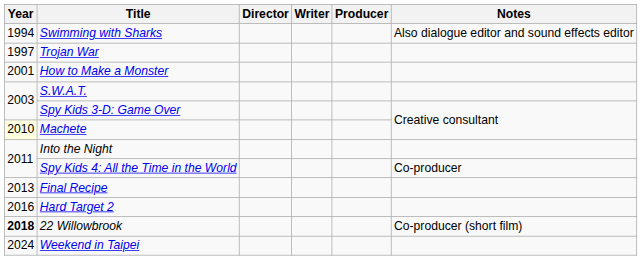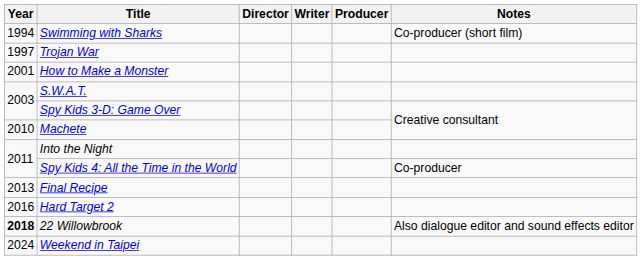(514, 33) Also dialogue editor and sound effects editor -> (458, 33) Co-producer (short film)
(21, 129) lightyellow background -> (21, 129) no background
(458, 226) Co-producer (short film) -> (514, 226) Also dialogue editor and sound effects editor
